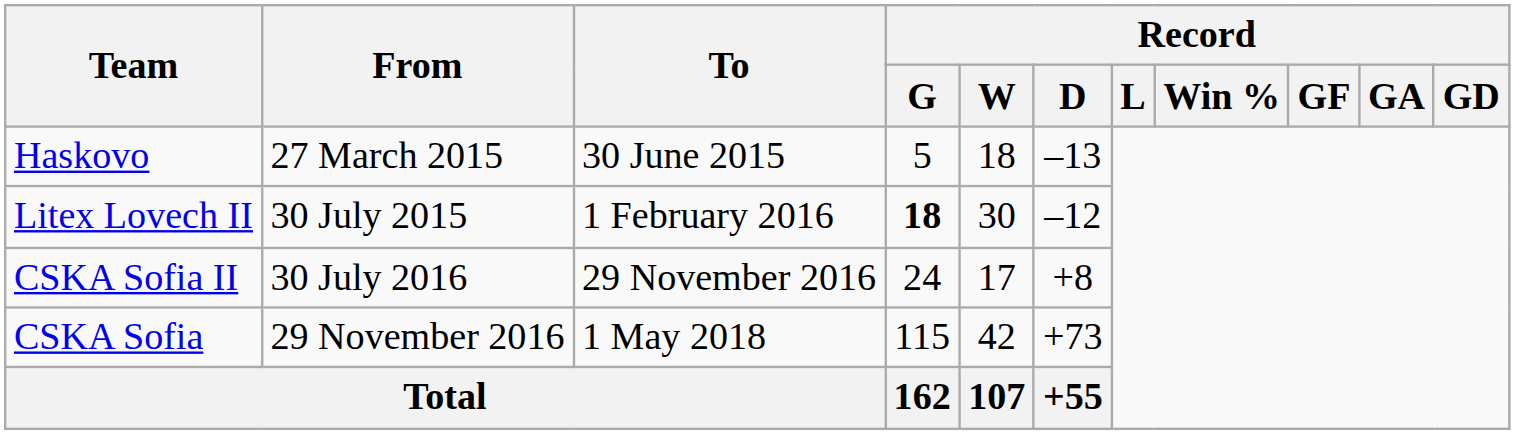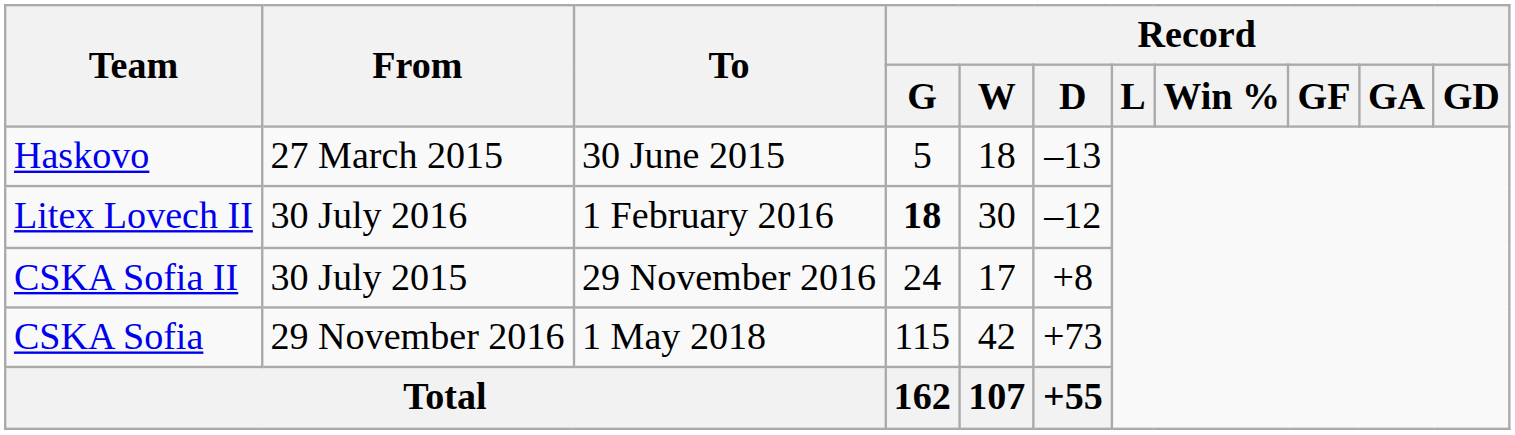(369, 215) 30 July 2015 -> (369, 215) 30 July 2016
(369, 276) 30 July 2016 -> (369, 276) 30 July 2015
